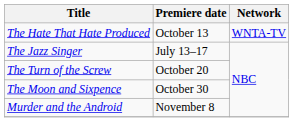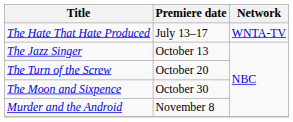(182, 32) October 13 -> (182, 32) July 13–17
(182, 51) July 13–17 -> (182, 51) October 13
